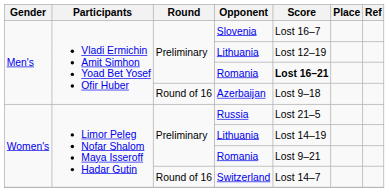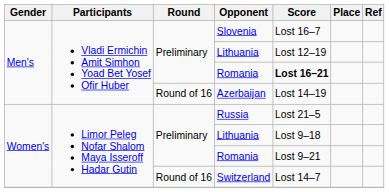(298, 94) Lost 9–18 -> (301, 94) Lost 14–19
(301, 135) Lost 14–19 -> (298, 135) Lost 9–18
